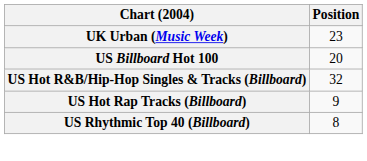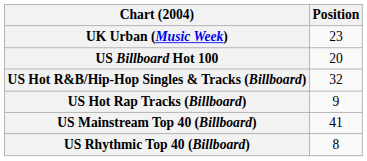+ row: (157, 123)
